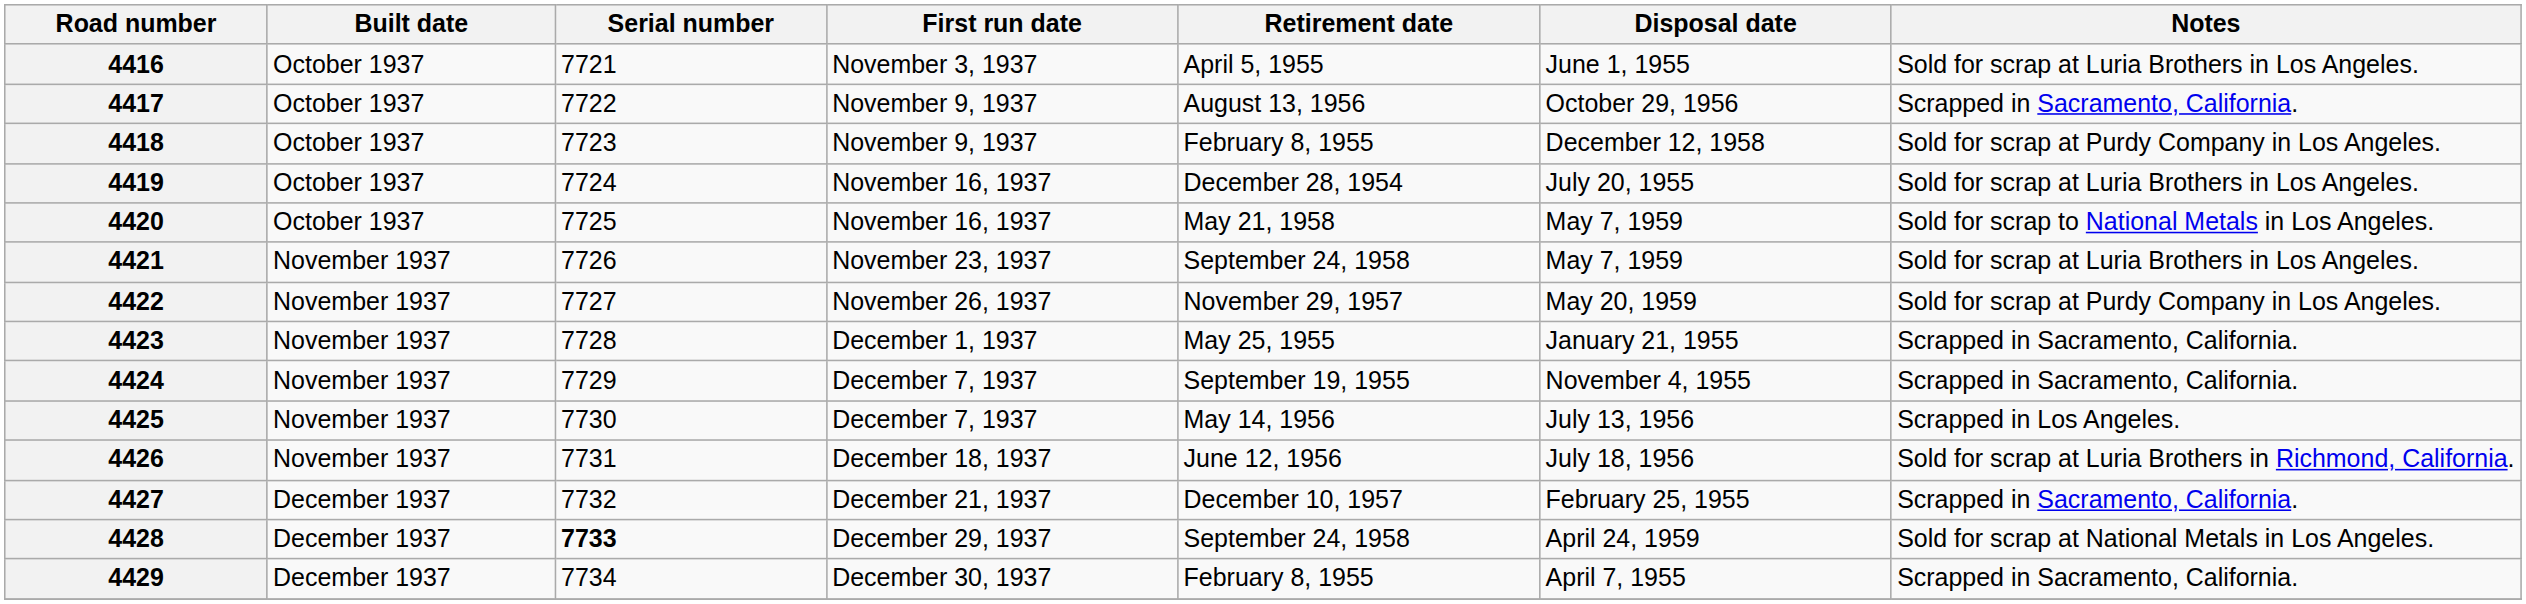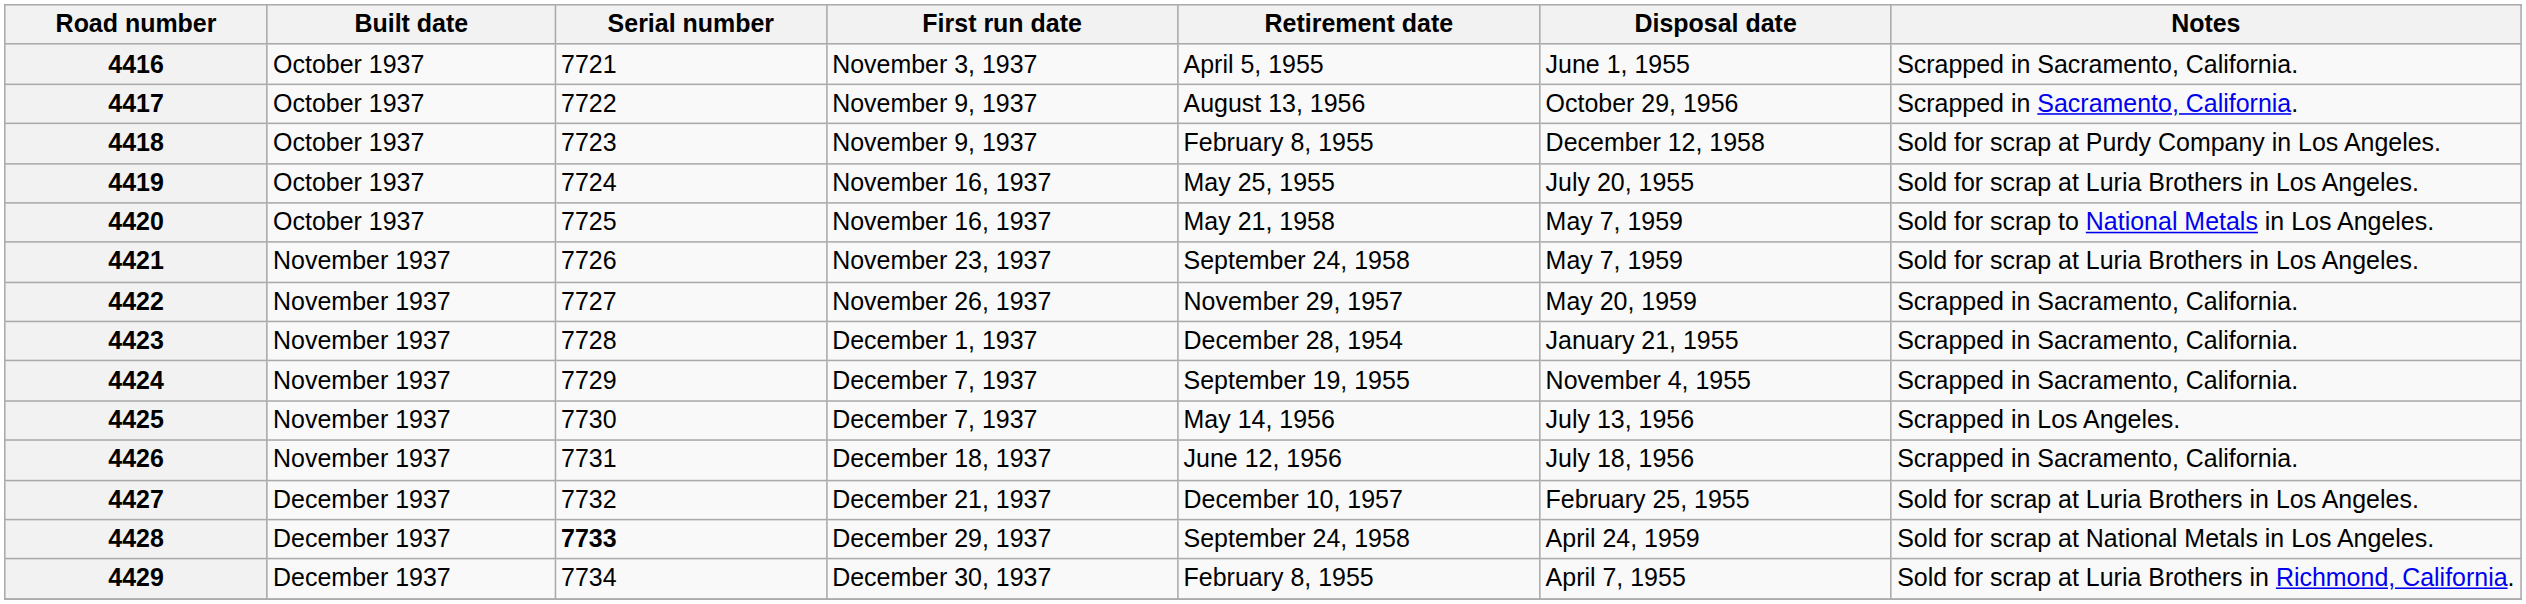(2158, 63) Sold for scrap at Luria Brothers in Los Angeles. -> (2098, 63) Scrapped in Sacramento, California.
(1293, 182) December 28, 1954 -> (1259, 182) May 25, 1955
(2169, 301) Sold for scrap at Purdy Company in Los Angeles. -> (2098, 301) Scrapped in Sacramento, California.
(1259, 340) May 25, 1955 -> (1293, 340) December 28, 1954
(2206, 459) Sold for scrap at Luria Brothers in Richmond, California. -> (2098, 459) Scrapped in Sacramento, California.
(2098, 499) Scrapped in Sacramento, California. -> (2158, 499) Sold for scrap at Luria Brothers in Los Angeles.
(2098, 578) Scrapped in Sacramento, California. -> (2206, 578) Sold for scrap at Luria Brothers in Richmond, California.
